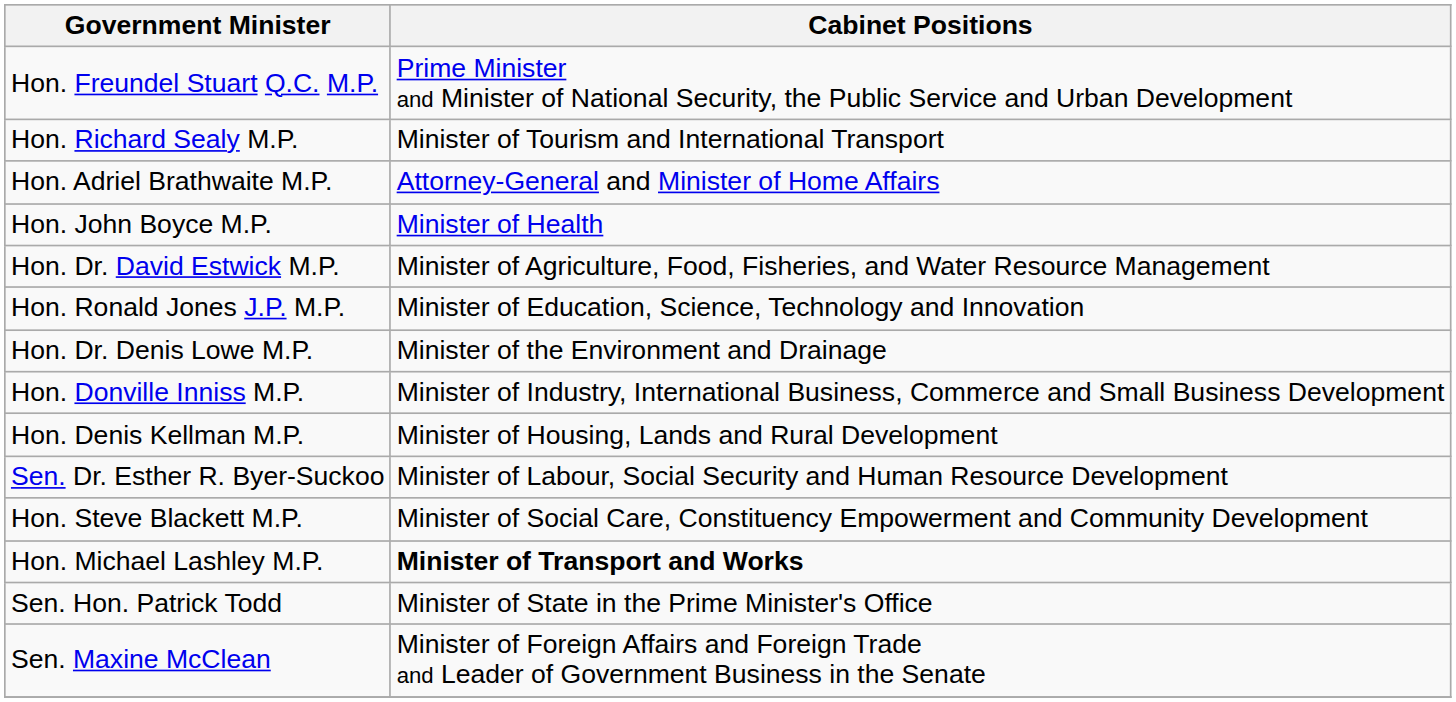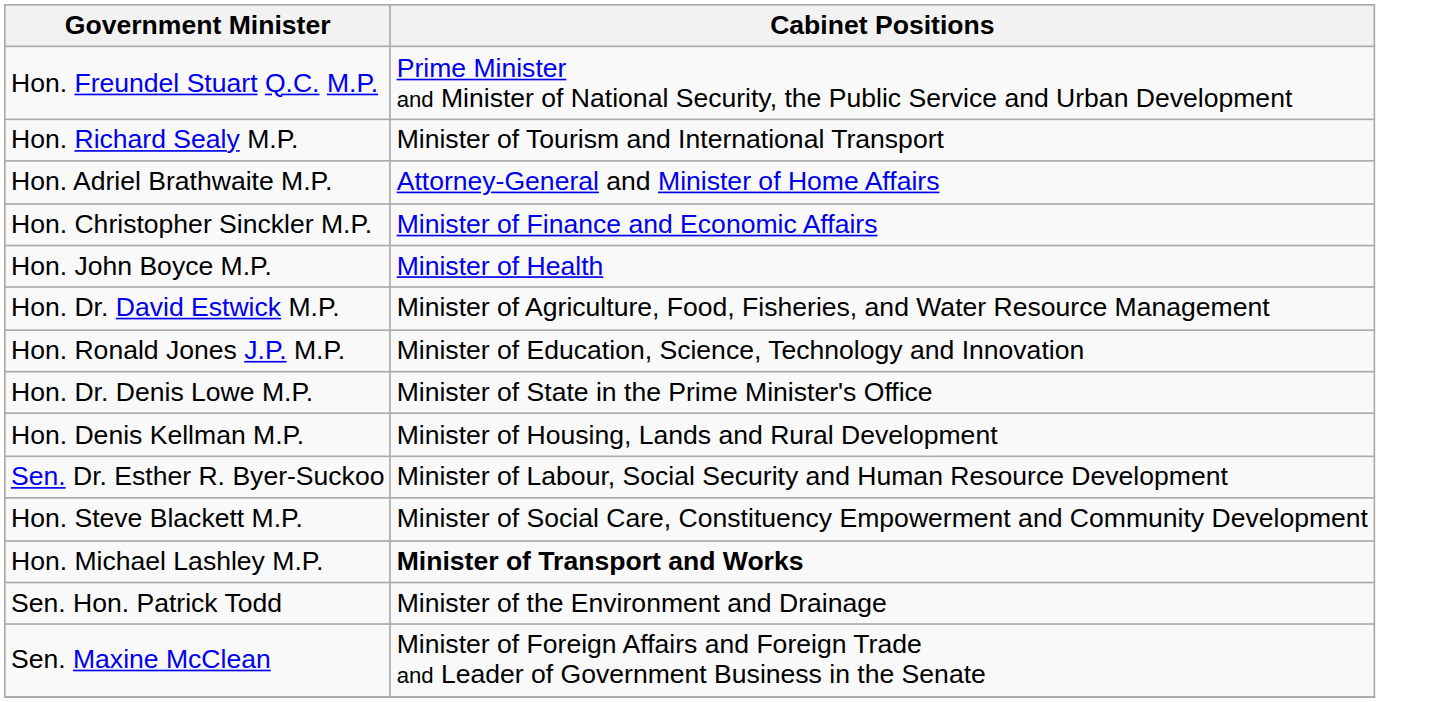+ row: (192, 223)
(642, 350) Minister of the Environment and Drainage -> (665, 392) Minister of State in the Prime Minister's Office
- row: (158, 392)
(665, 603) Minister of State in the Prime Minister's Office -> (642, 603) Minister of the Environment and Drainage
